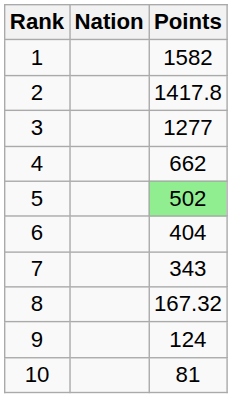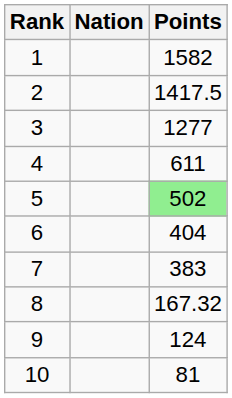(188, 92) 1417.8 -> (188, 92) 1417.5
(188, 163) 662 -> (188, 163) 611
(188, 269) 343 -> (188, 269) 383
